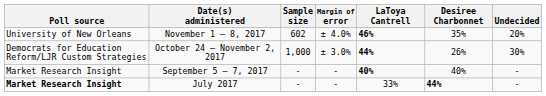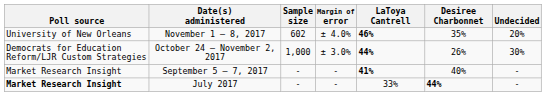(366, 71) 40% -> (366, 71) 41%
